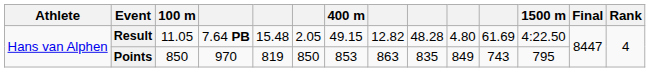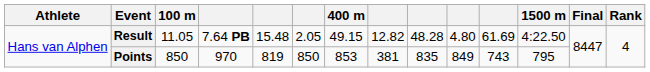(388, 57) 863 -> (388, 57) 381
